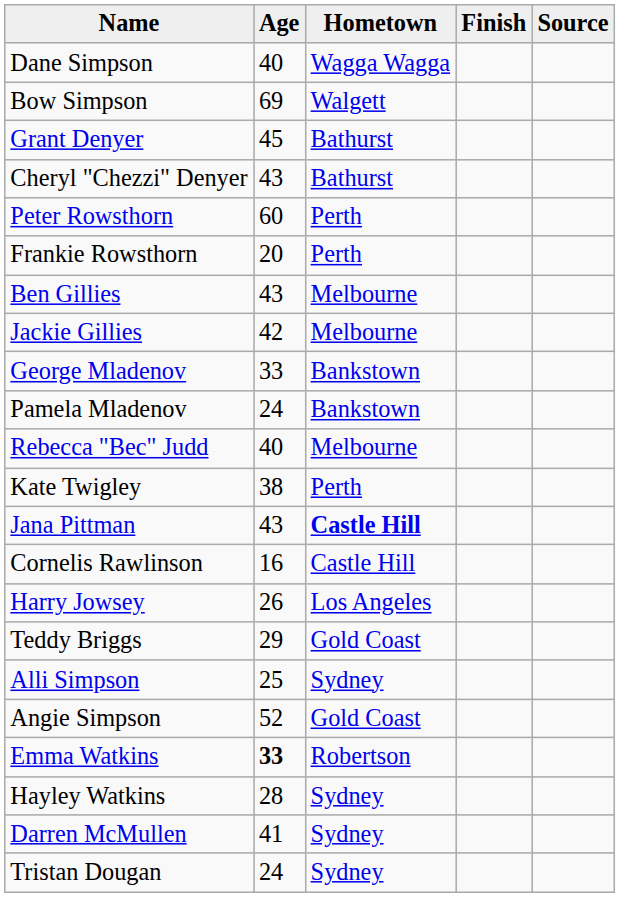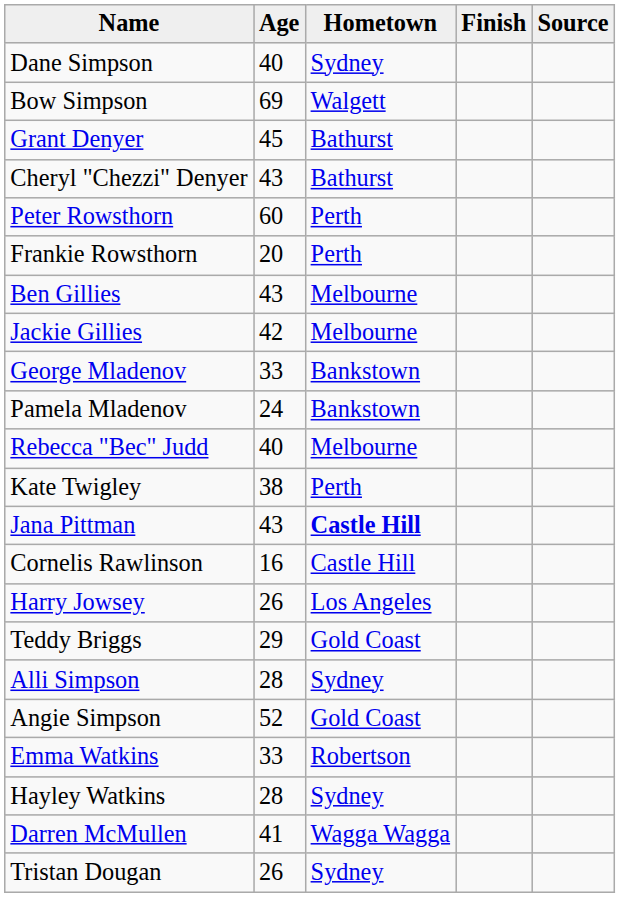(380, 62) Wagga Wagga -> (347, 62) Sydney
(271, 679) 25 -> (271, 679) 28
(271, 756) bold -> (271, 756) normal
(347, 833) Sydney -> (380, 833) Wagga Wagga
(271, 872) 24 -> (271, 872) 26
